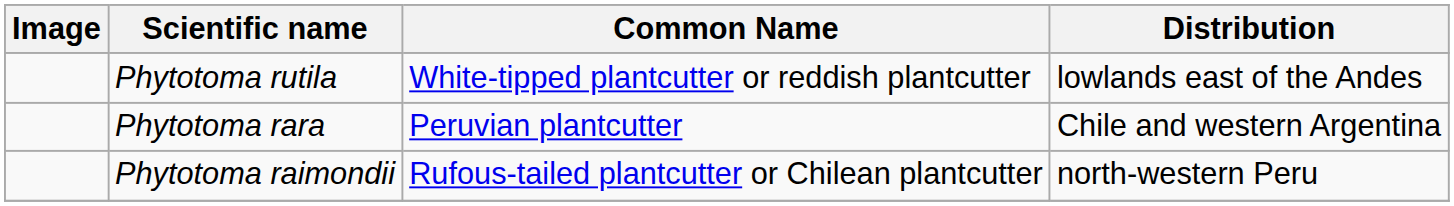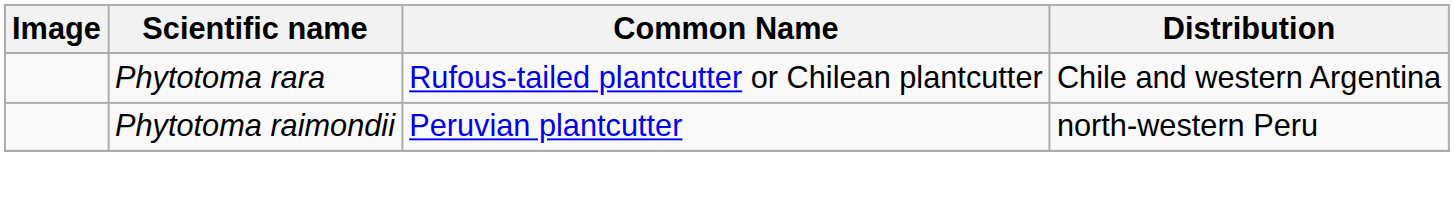- row: (226, 77)
(546, 126) Peruvian plantcutter -> (726, 77) Rufous-tailed plantcutter or Chilean plantcutter
(726, 175) Rufous-tailed plantcutter or Chilean plantcutter -> (546, 126) Peruvian plantcutter
